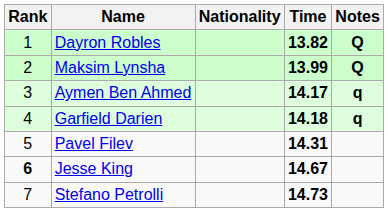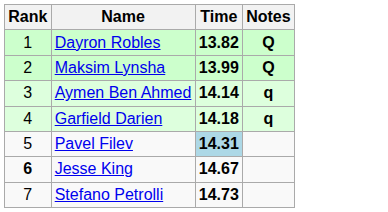- column: (240, 17)
(308, 93) 14.17 -> (219, 93) 14.14
(308, 144) no background -> (219, 144) lightblue background
